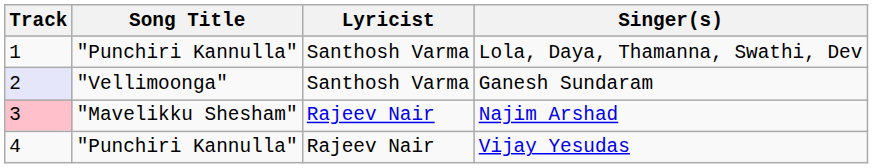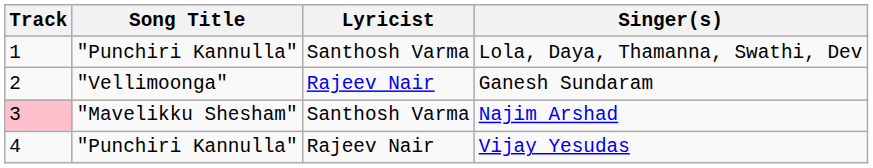(15, 84) lavender background -> (15, 84) no background
(388, 84) Santhosh Varma -> (371, 84) Rajeev Nair
(371, 115) Rajeev Nair -> (388, 115) Santhosh Varma
